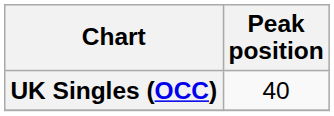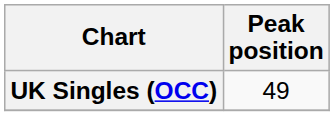(276, 90) 40 -> (276, 90) 49
